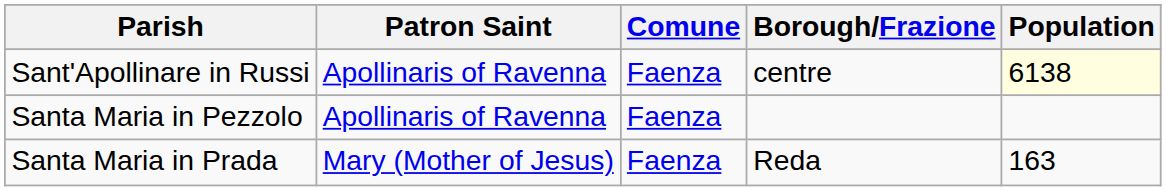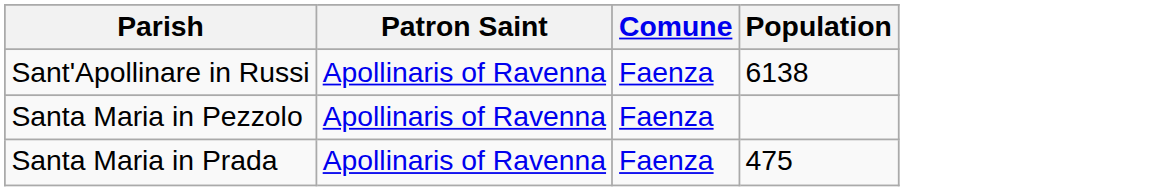- column: (874, 26)
(1040, 71) lightyellow background -> (777, 71) no background
(468, 161) Mary (Mother of Jesus) -> (464, 161) Apollinaris of Ravenna
(1032, 161) 163 -> (769, 161) 475
